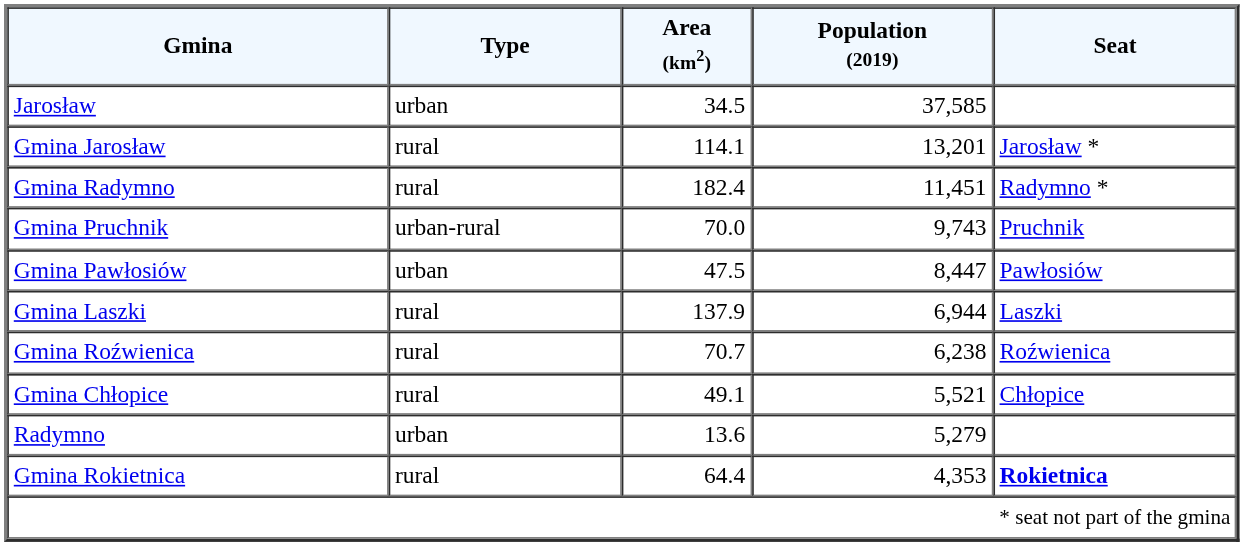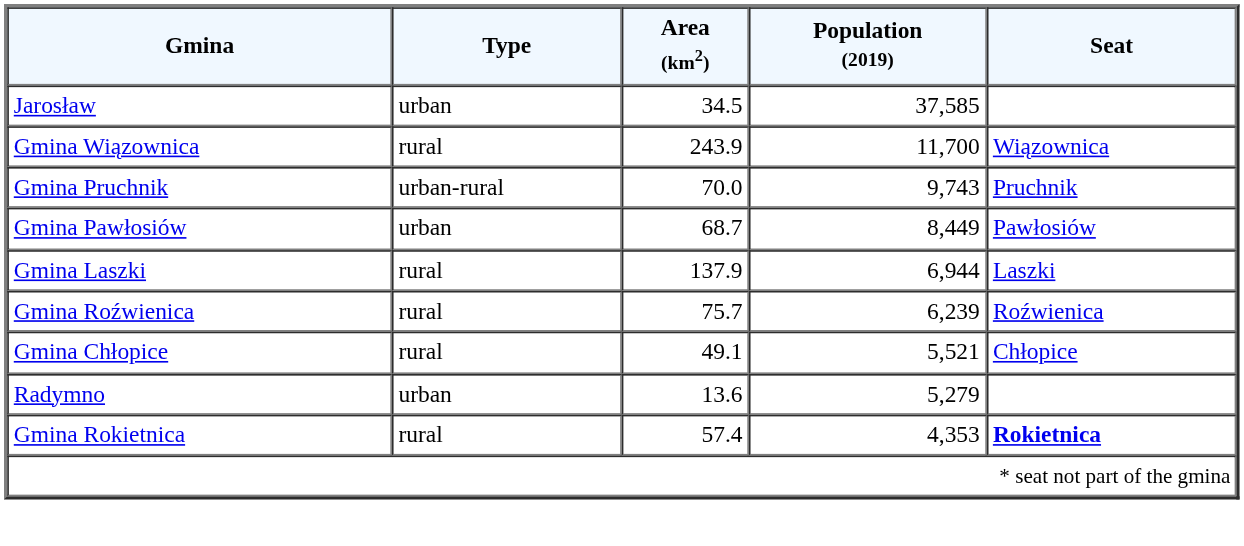- row: (90, 146)
+ row: (107, 146)
- row: (94, 187)
(725, 269) 47.5 -> (722, 228) 68.7
(960, 269) 8,447 -> (953, 228) 8,449
(725, 352) 70.7 -> (722, 310) 75.7
(960, 352) 6,238 -> (953, 310) 6,239
(725, 475) 64.4 -> (722, 434) 57.4
